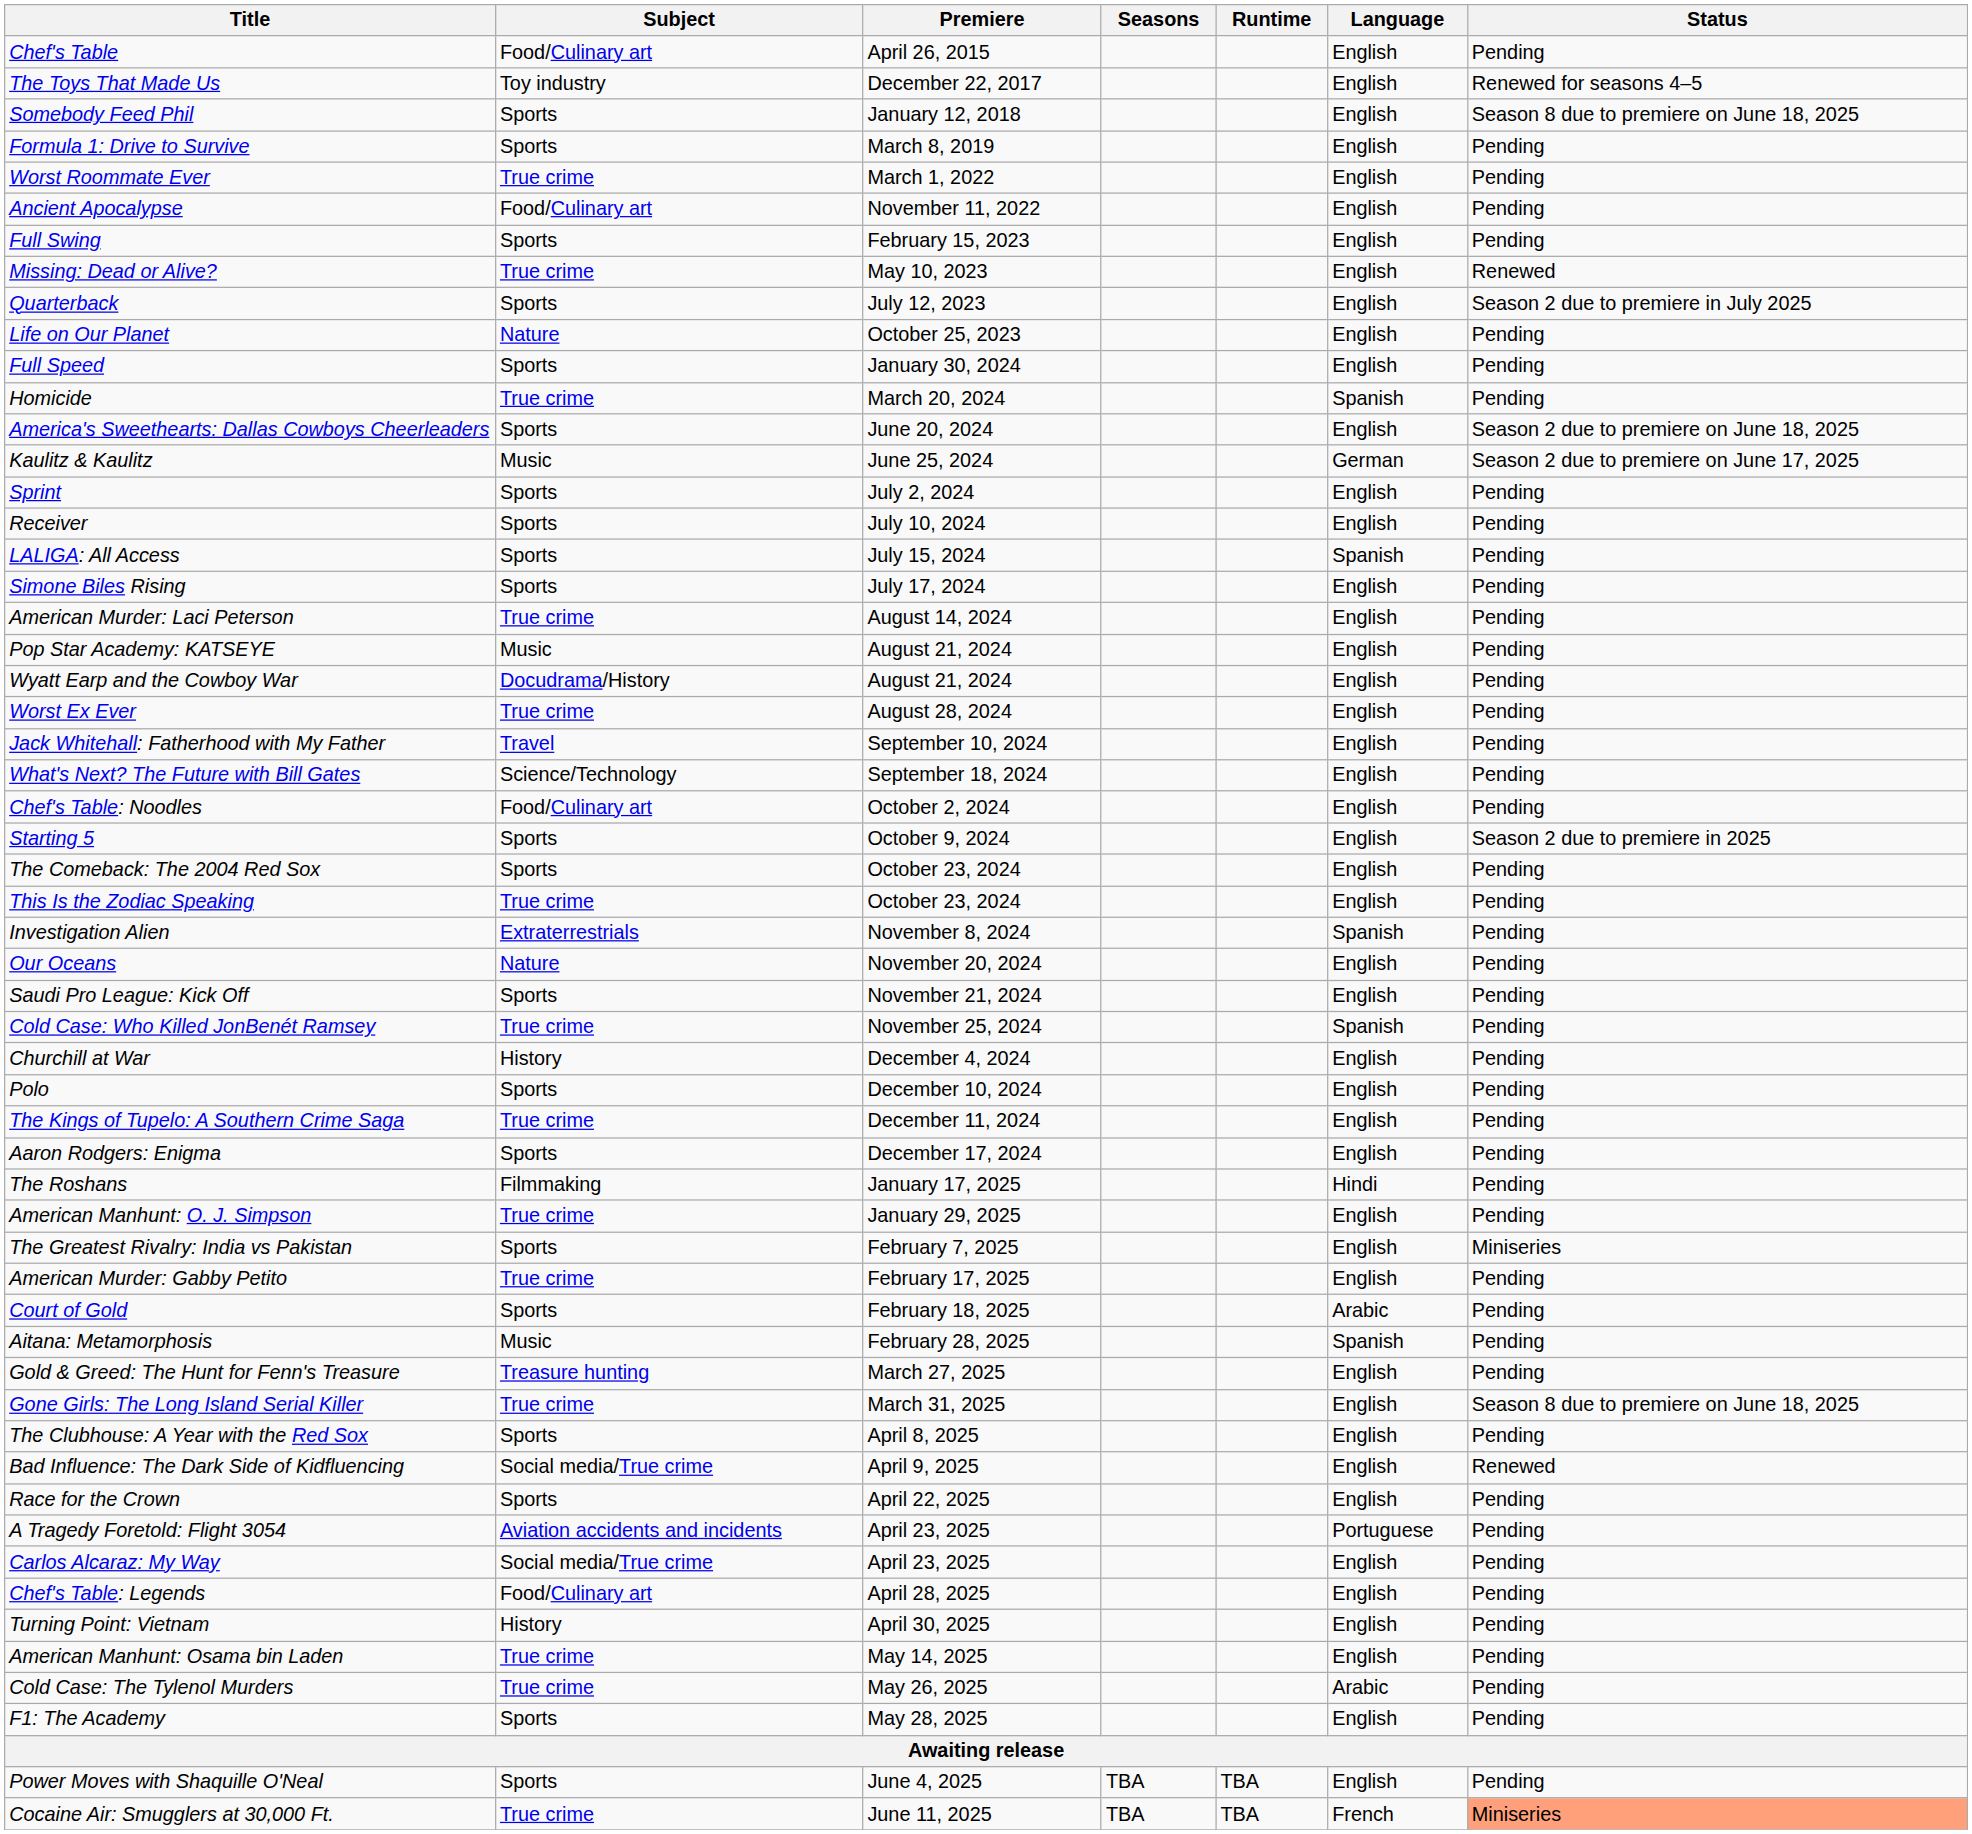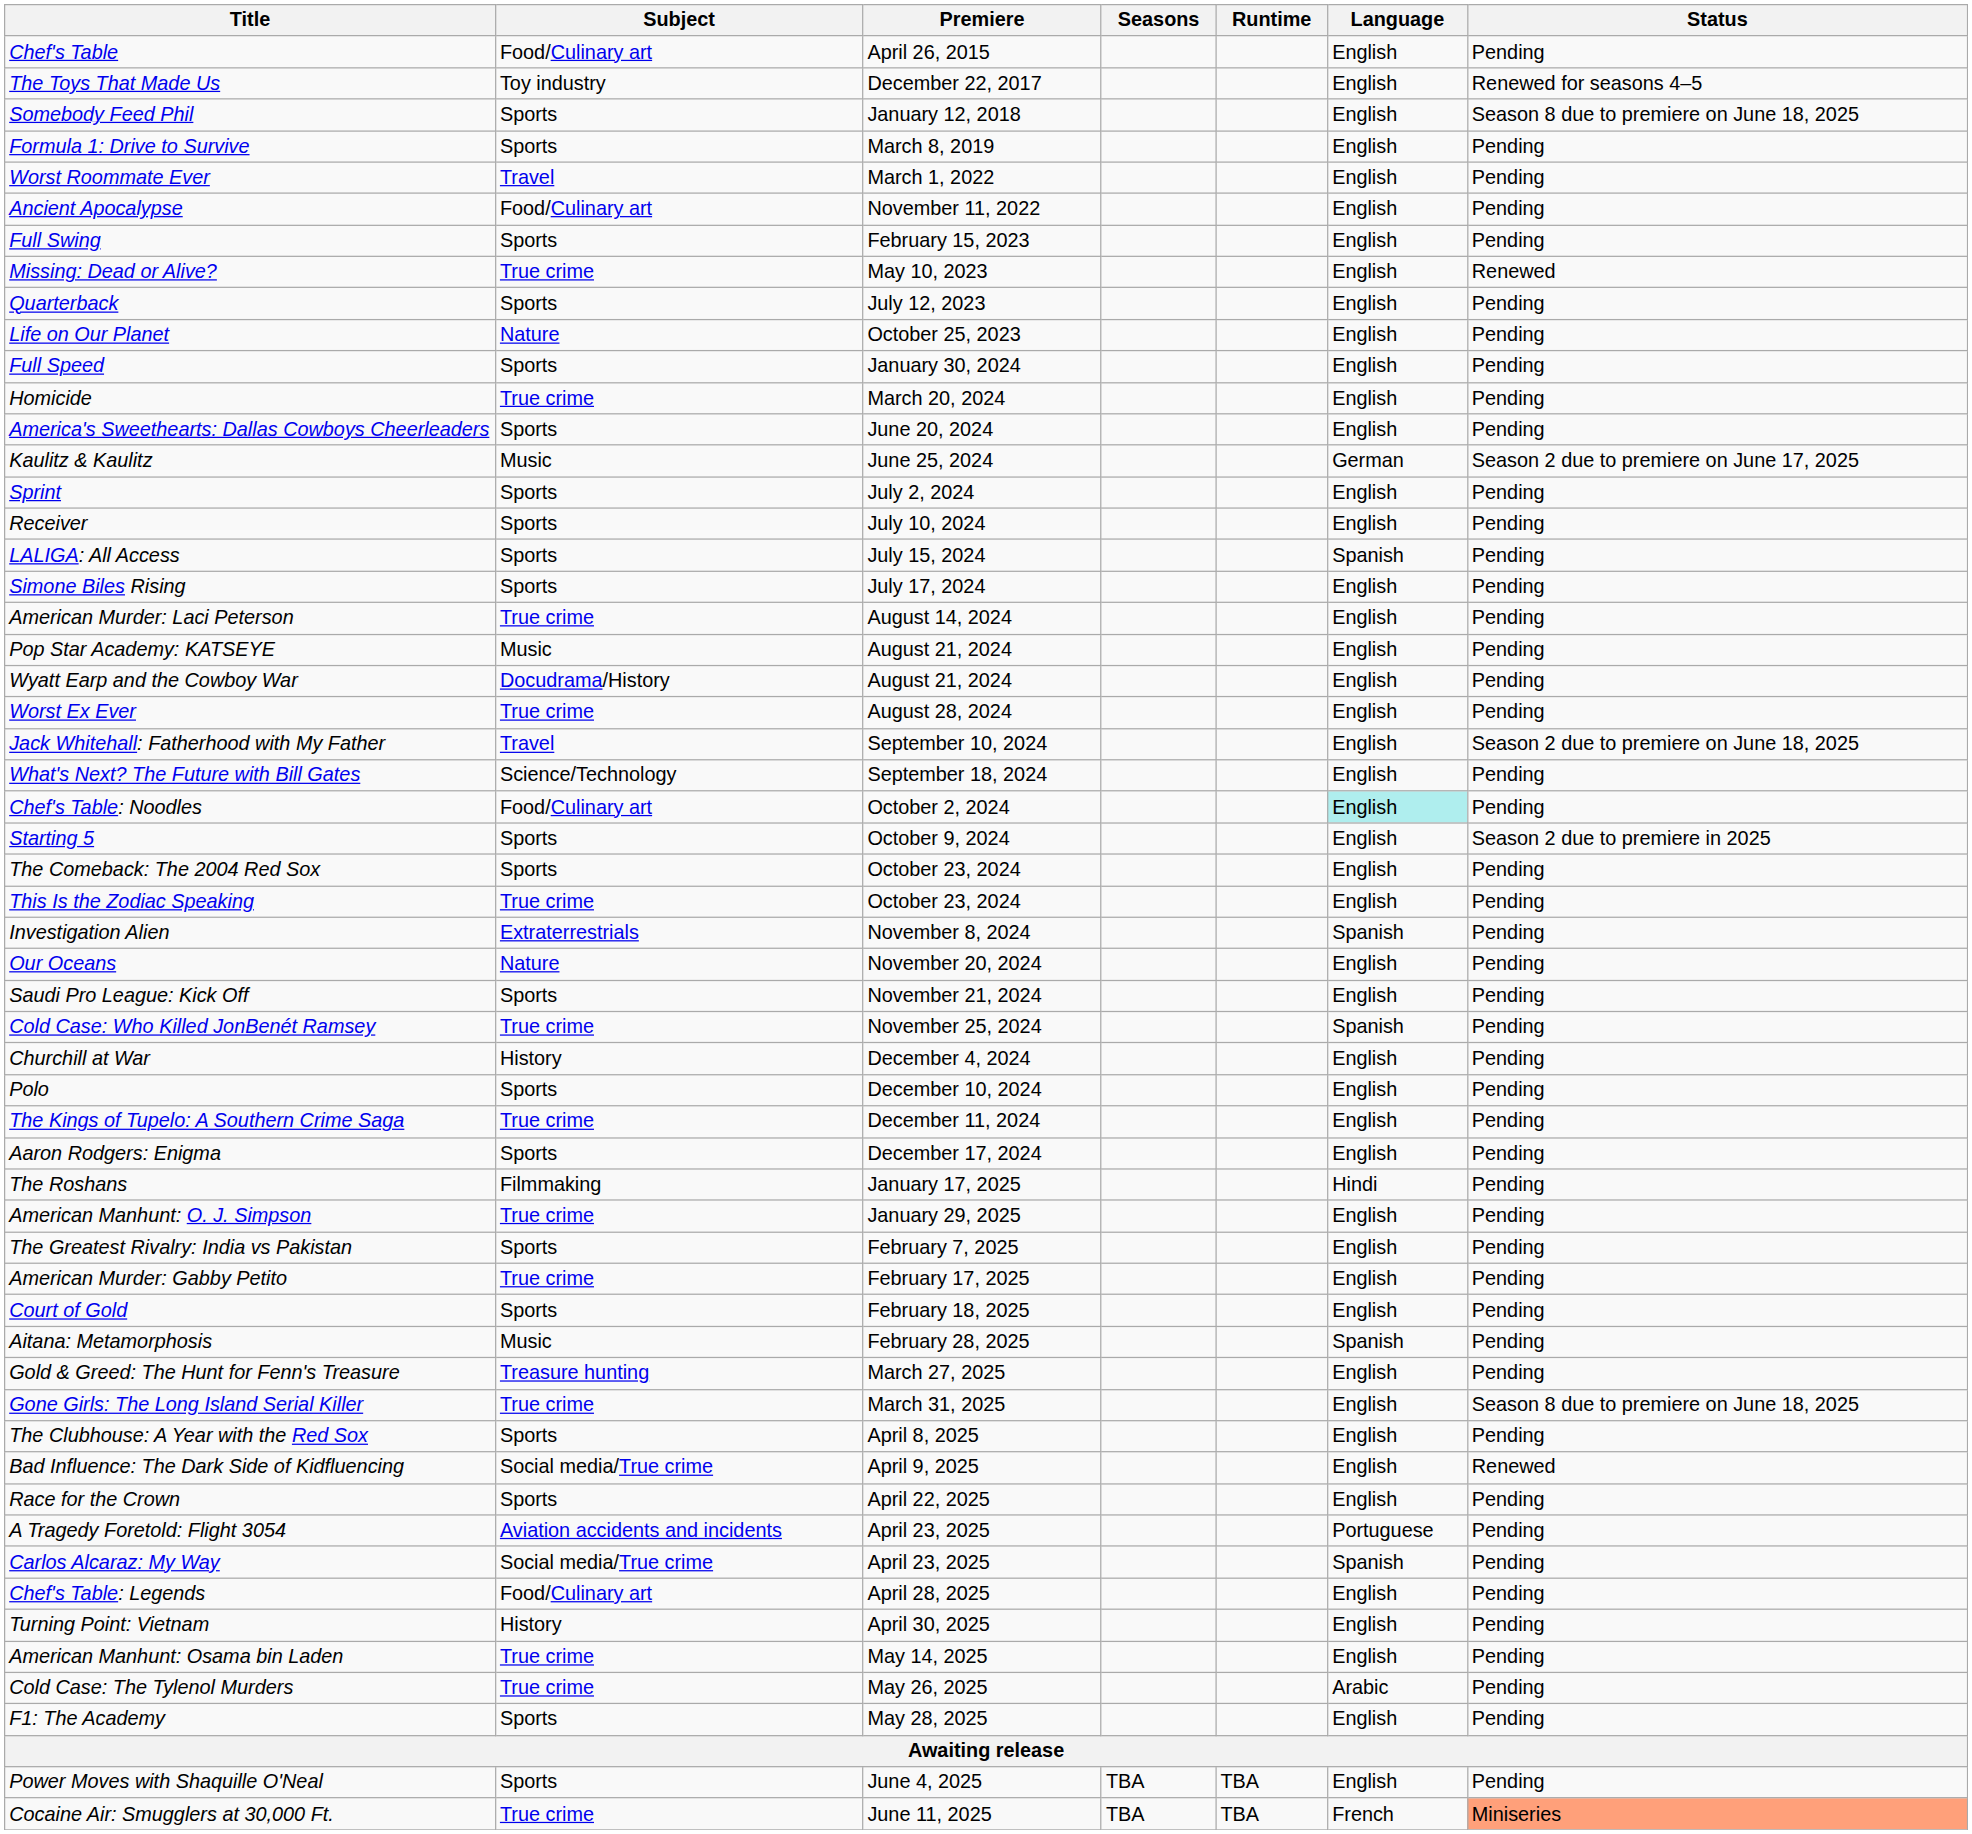(547, 177) True crime -> (527, 177) Travel
(1642, 303) Season 2 due to premiere in July 2025 -> (1508, 303) Pending
(1368, 397) Spanish -> (1365, 397) English
(1665, 429) Season 2 due to premiere on June 18, 2025 -> (1508, 429) Pending
(1508, 743) Pending -> (1665, 743) Season 2 due to premiere on June 18, 2025
(1365, 806) no background -> (1365, 806) paleturquoise background
(1516, 1247) Miniseries -> (1508, 1247) Pending
(1360, 1310) Arabic -> (1365, 1310) English
(1365, 1562) English -> (1368, 1562) Spanish
